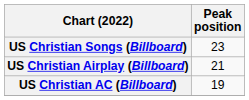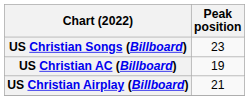rows swapped: (98, 66) <-> (98, 85)
